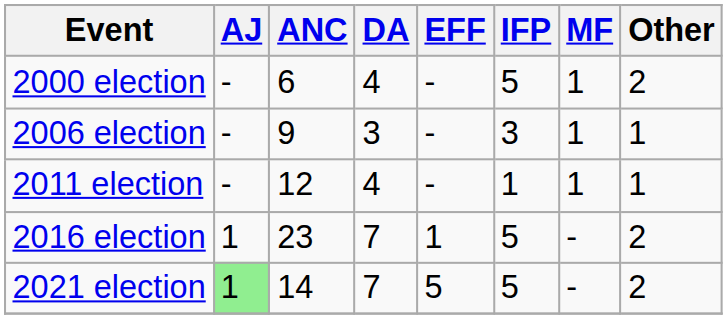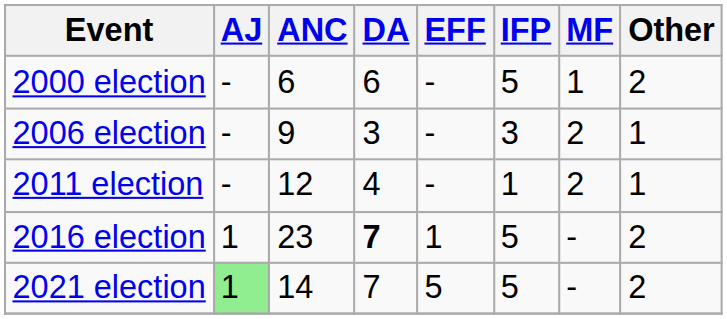(372, 81) 4 -> (372, 81) 6
(575, 133) 1 -> (575, 133) 2
(575, 184) 1 -> (575, 184) 2
(372, 236) normal -> (372, 236) bold
